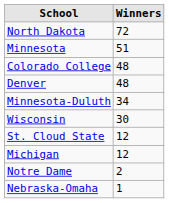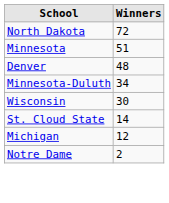- row: (59, 66)
(123, 136) 12 -> (123, 119) 14
- row: (52, 189)
